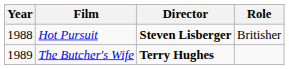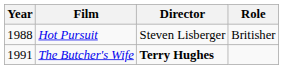(185, 34) bold -> (183, 34) normal
(20, 54) 1989 -> (20, 54) 1991
